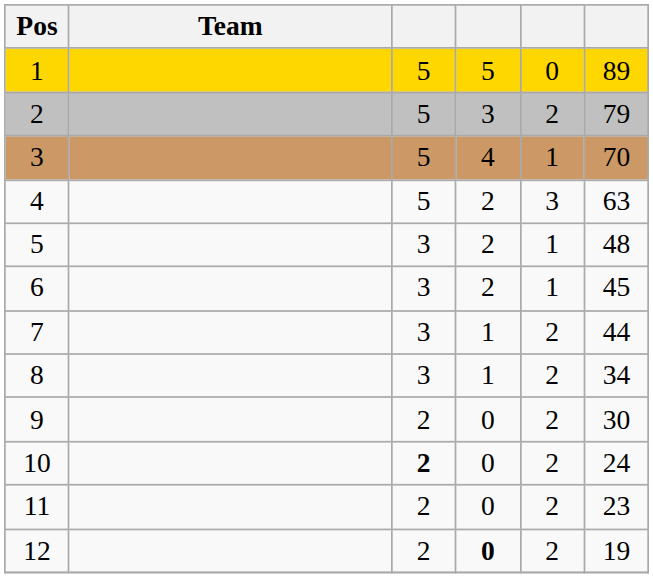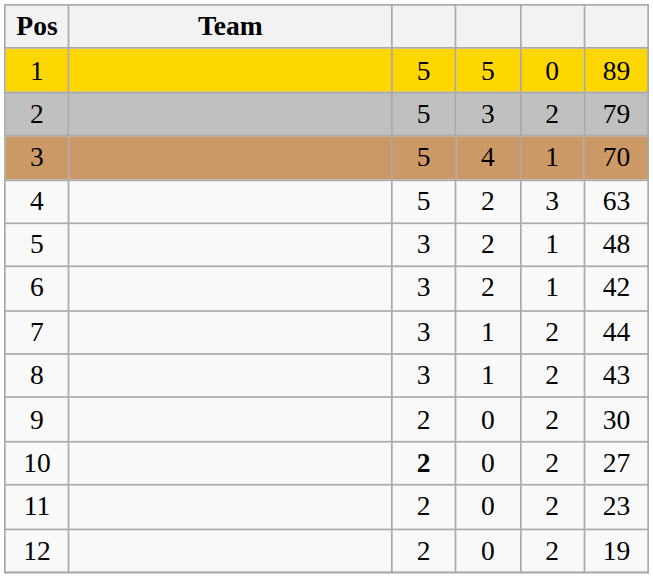(616, 288) 45 -> (616, 288) 42
(616, 375) 34 -> (616, 375) 43
(616, 462) 24 -> (616, 462) 27
(488, 550) bold -> (488, 550) normal
